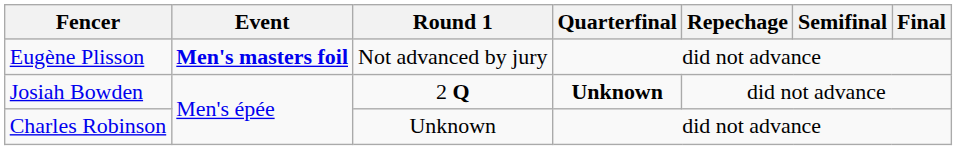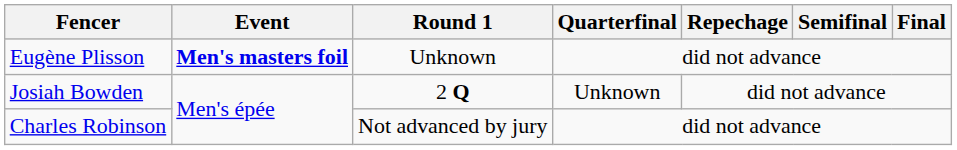(453, 56) Not advanced by jury -> (453, 56) Unknown
(617, 91) bold -> (617, 91) normal
(453, 126) Unknown -> (453, 126) Not advanced by jury
